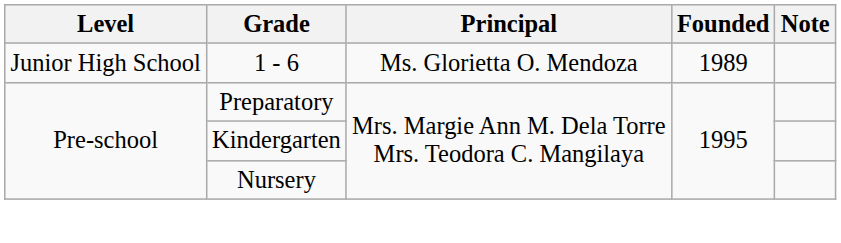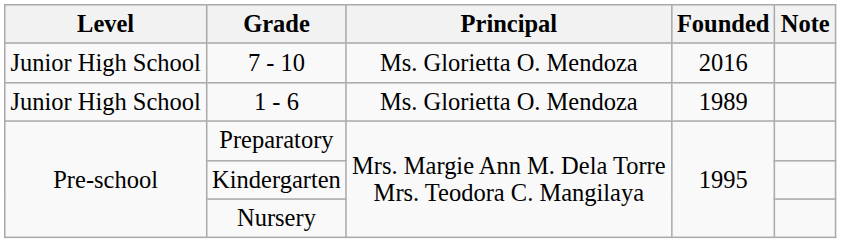+ row: (276, 62)
